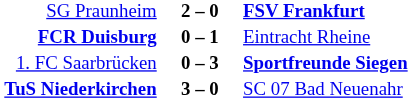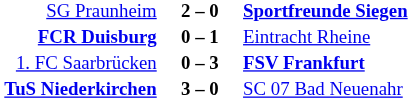(304, 10) FSV Frankfurt -> (325, 10) Sportfreunde Siegen
(325, 62) Sportfreunde Siegen -> (304, 62) FSV Frankfurt
